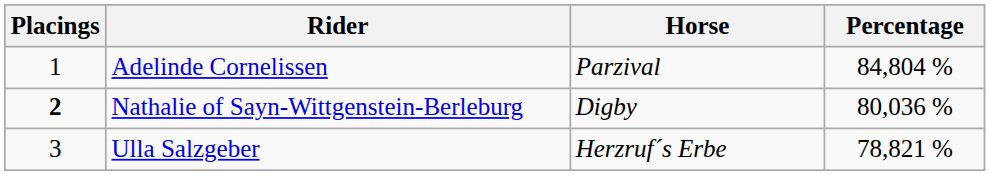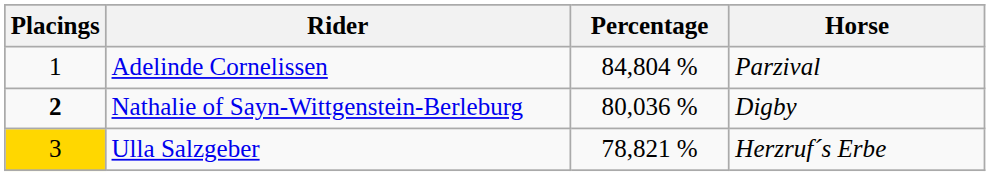columns swapped: (697, 25) <-> (905, 25)
(55, 149) no background -> (55, 149) gold background
